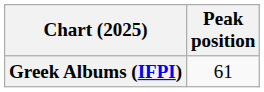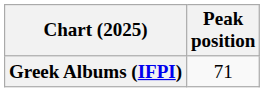(223, 71) 61 -> (223, 71) 71
